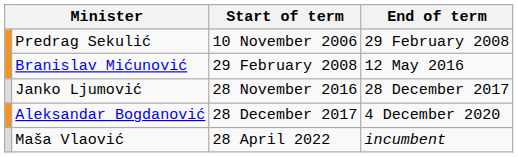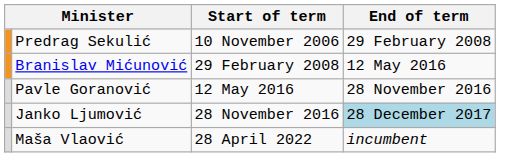+ row: (83, 91)
(437, 91) no background -> (419, 115) lightblue background
- row: (110, 115)
